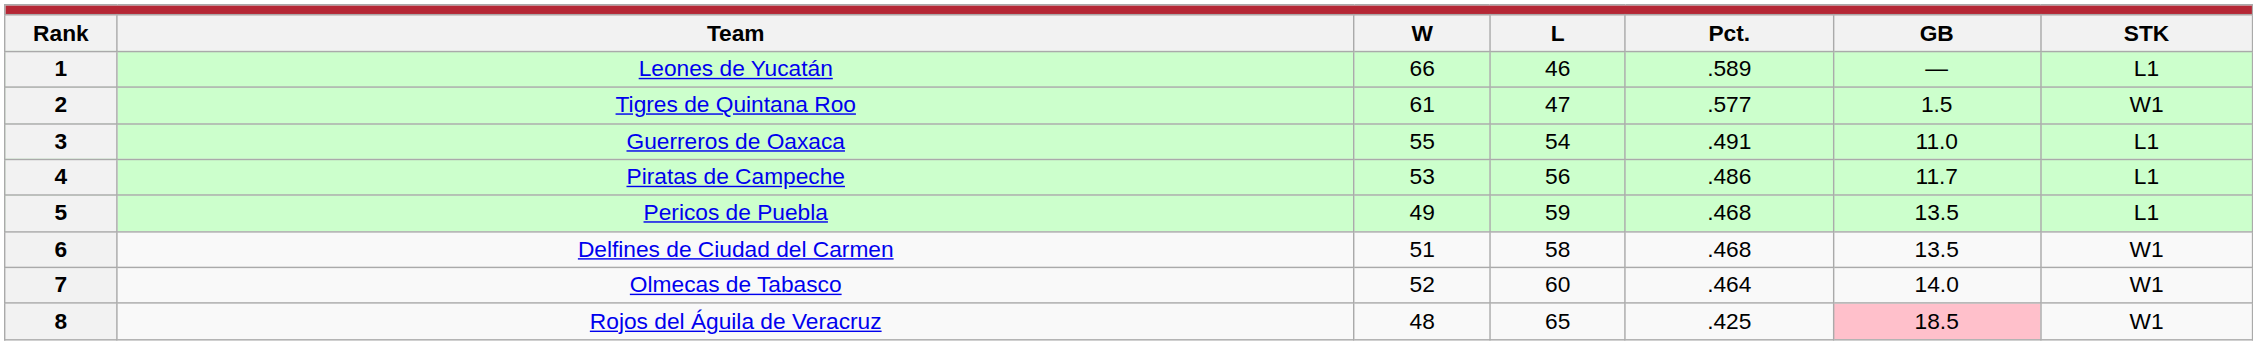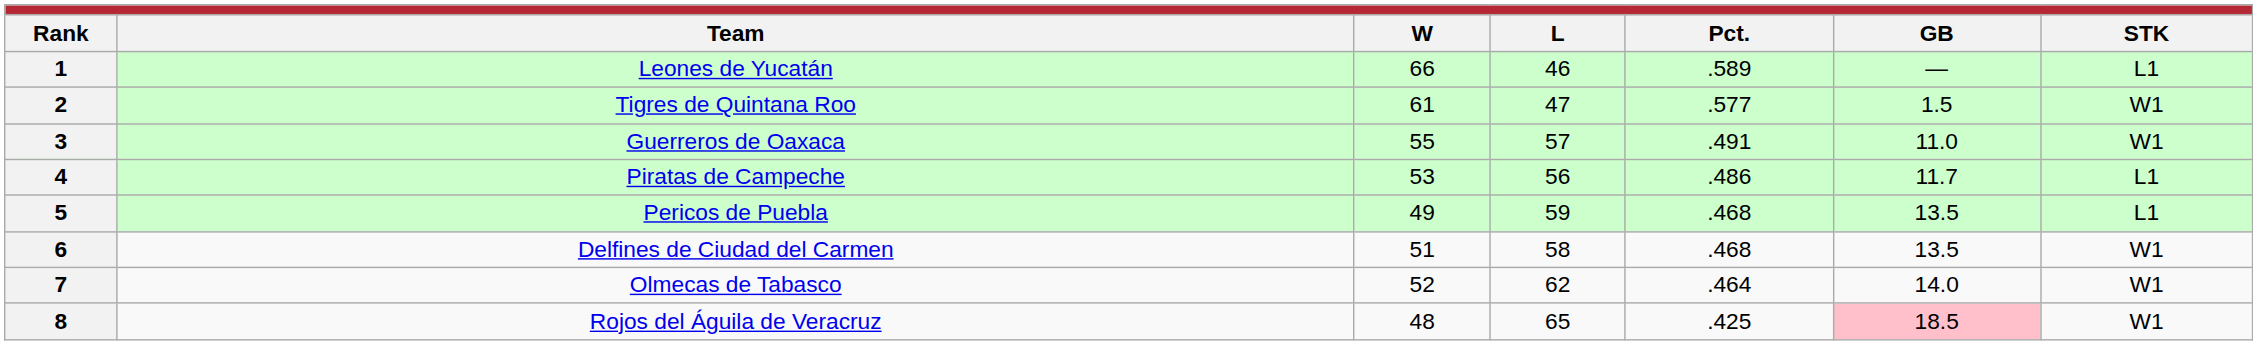(1558, 141) 54 -> (1558, 141) 57
(2147, 141) L1 -> (2146, 141) W1
(1558, 285) 60 -> (1558, 285) 62
